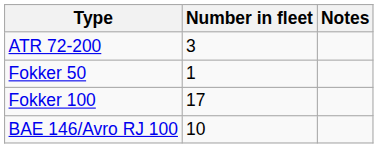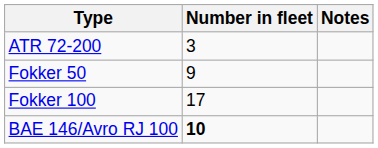(191, 73) 1 -> (191, 73) 9
(196, 128) normal -> (196, 128) bold
